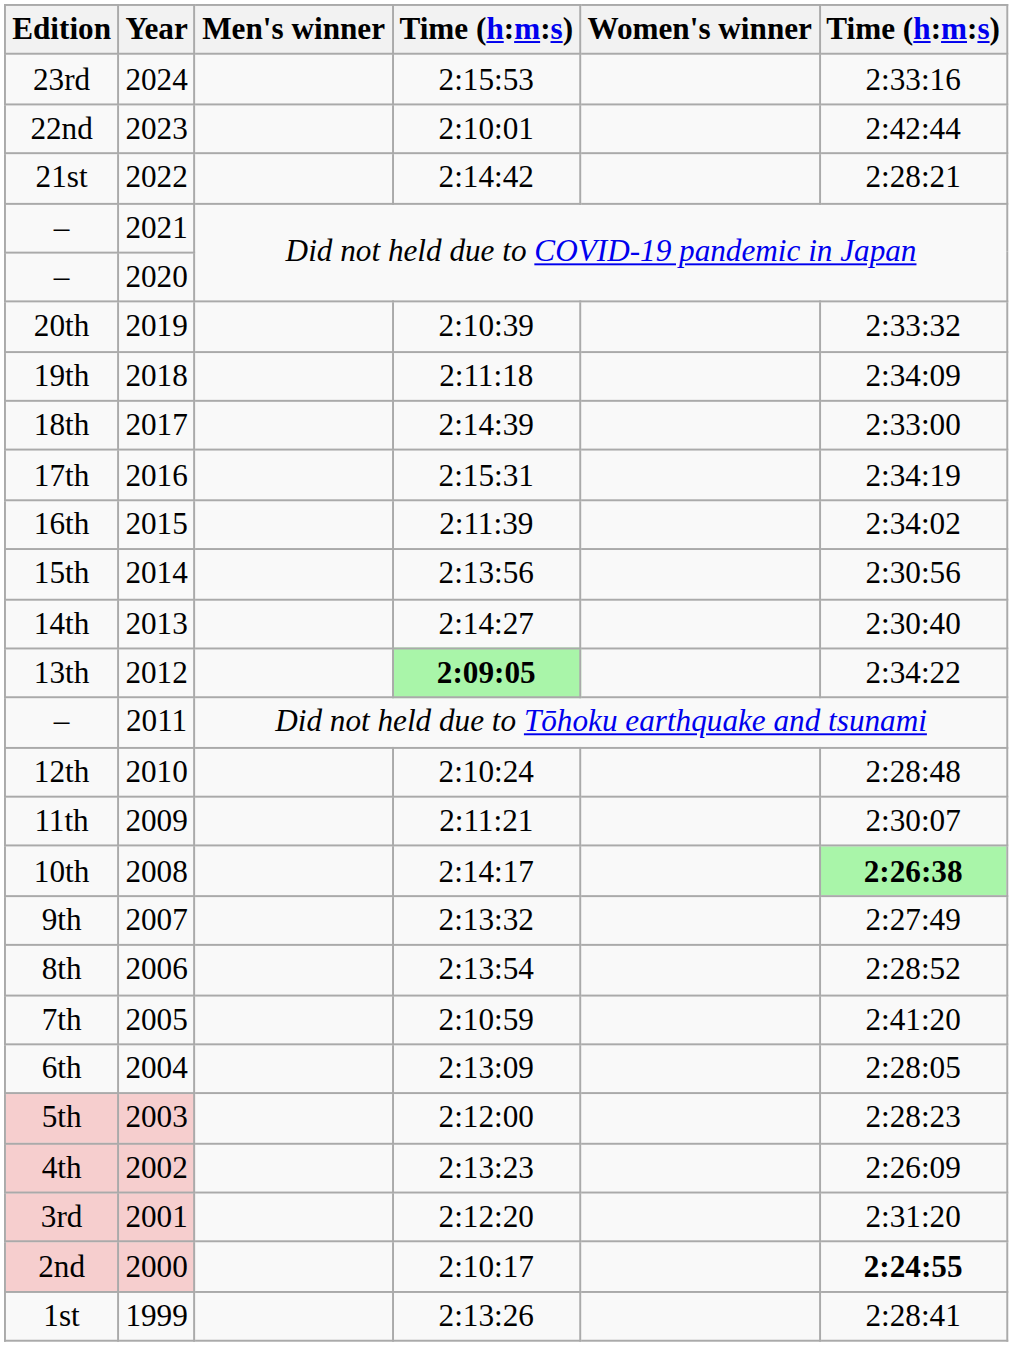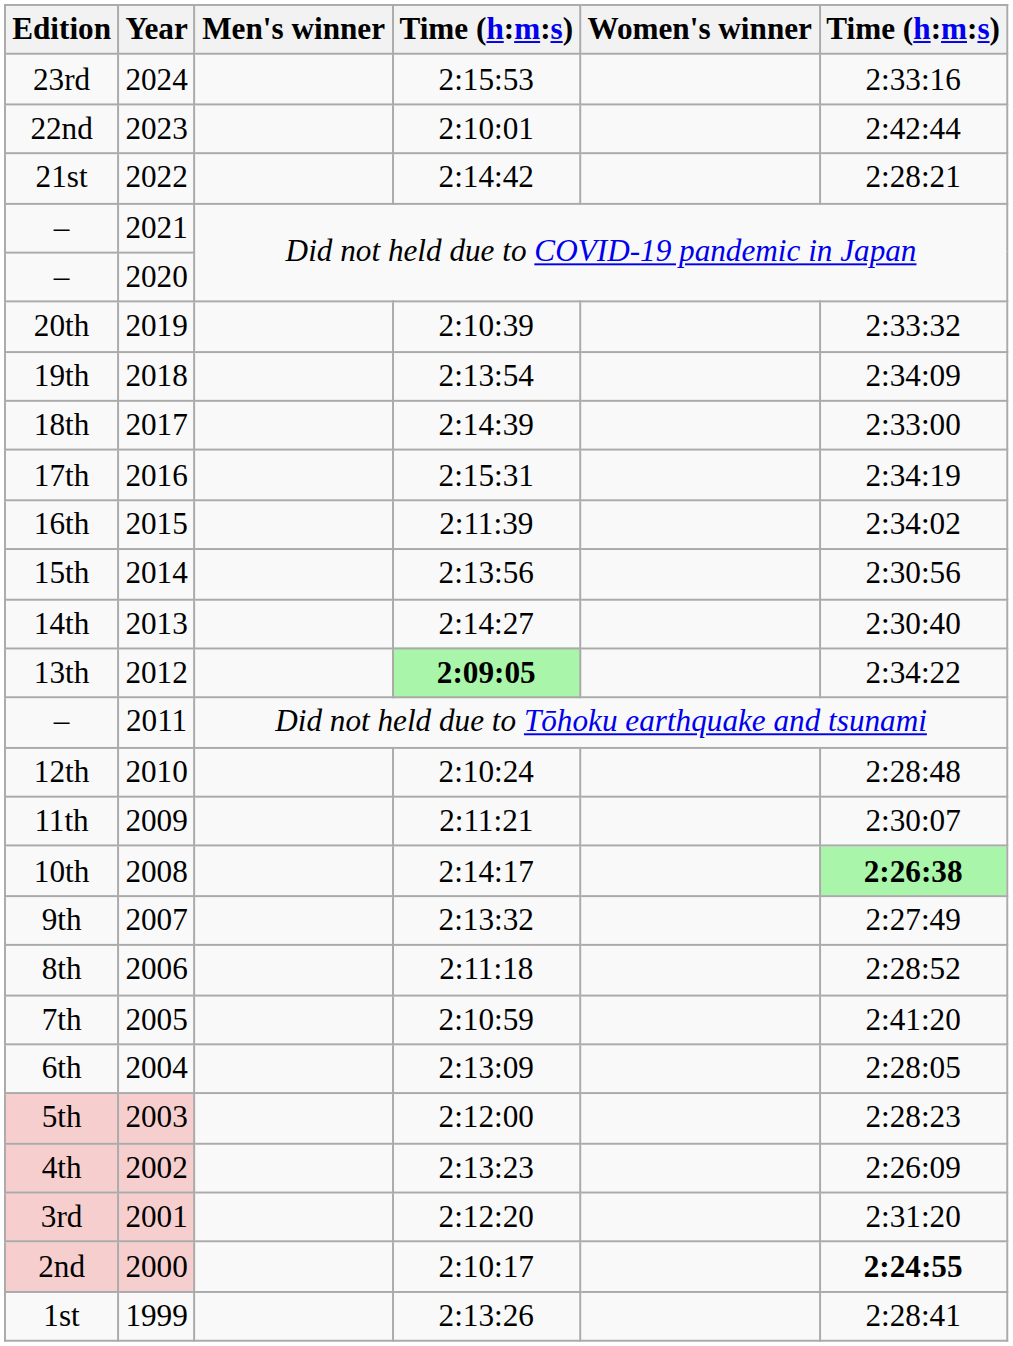(486, 375) 2:11:18 -> (486, 375) 2:13:54
(486, 969) 2:13:54 -> (486, 969) 2:11:18
